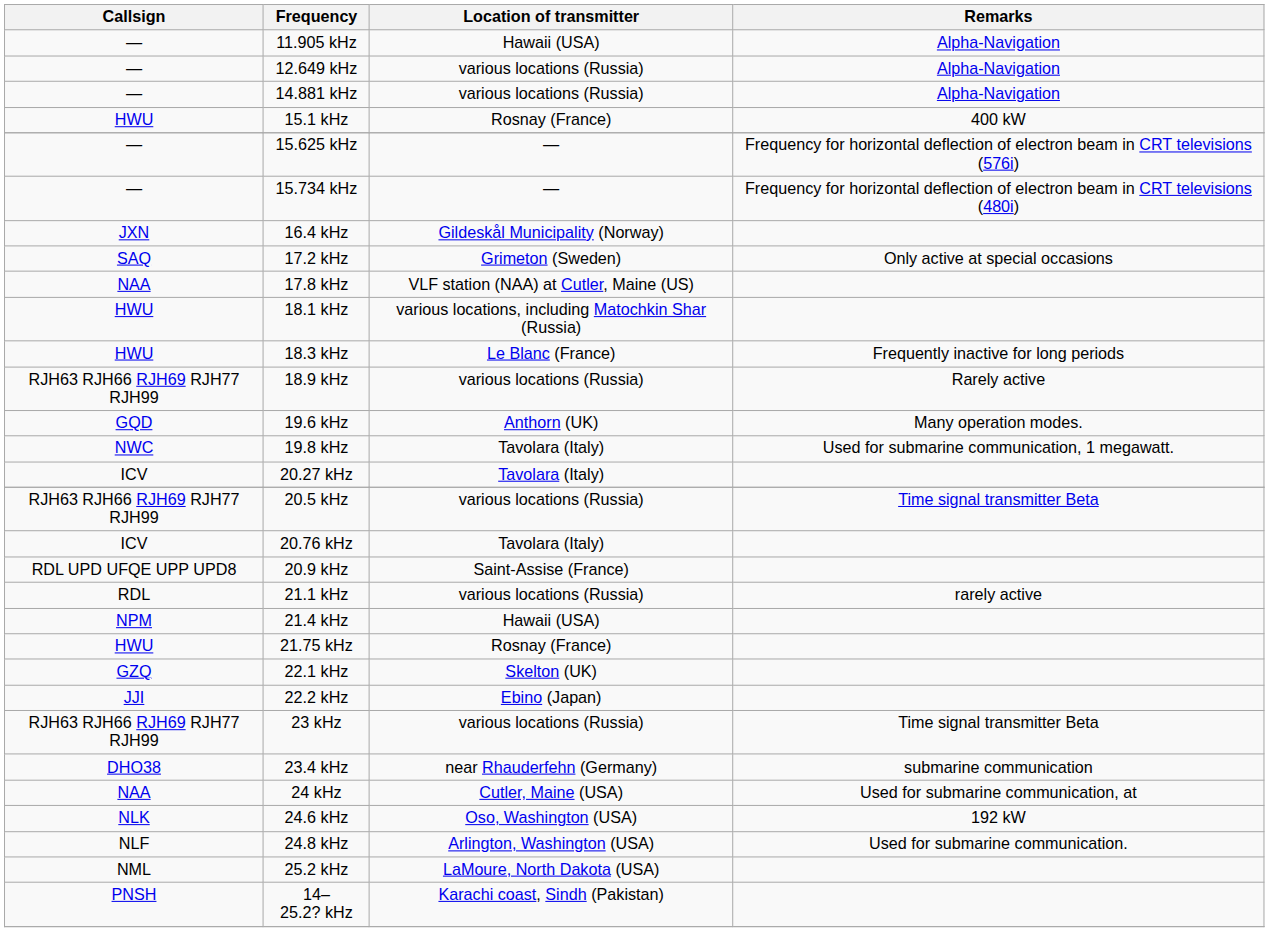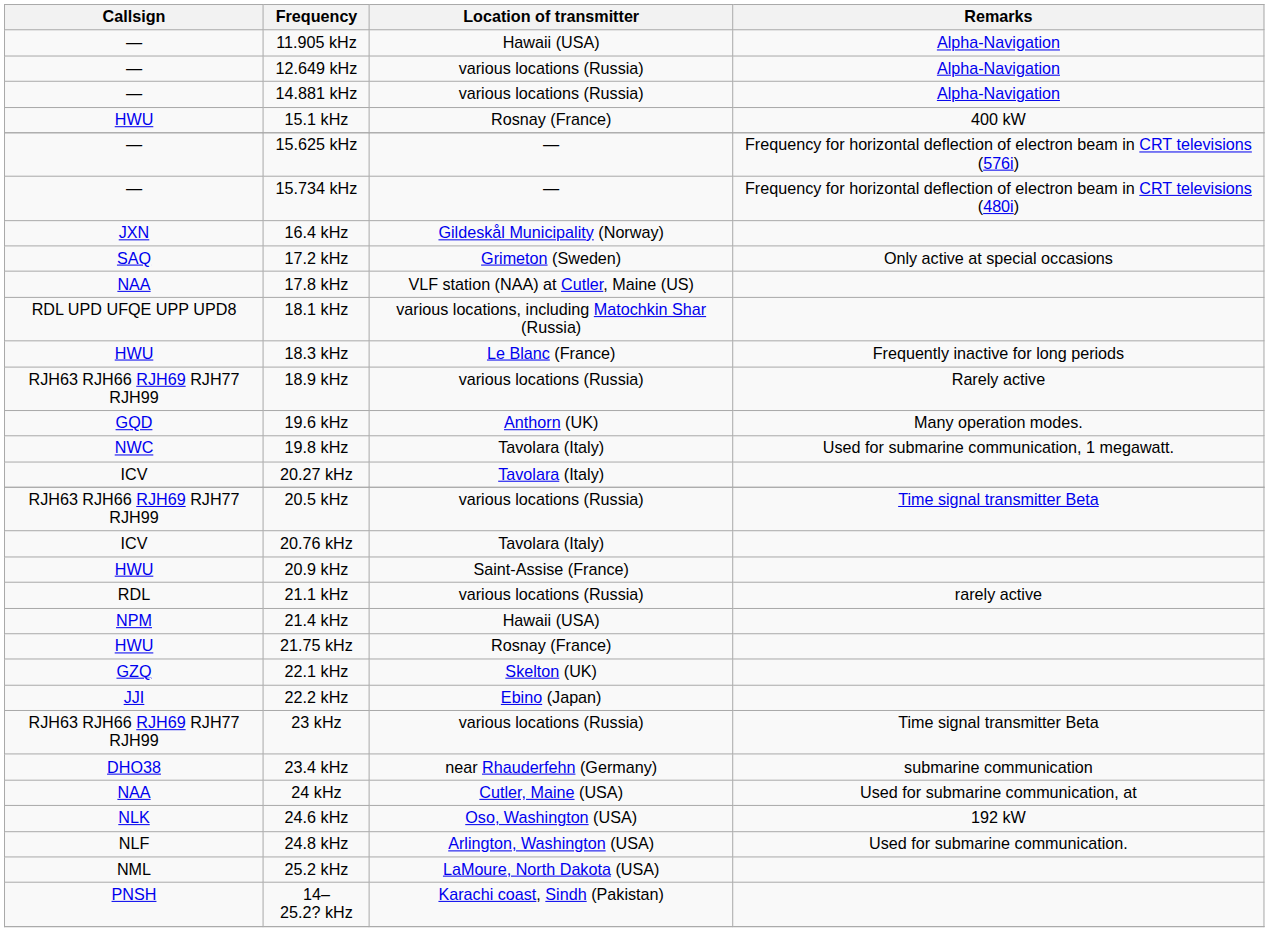(134, 309) HWU -> (134, 309) RDL UPD UFQE UPP UPD8
(134, 569) RDL UPD UFQE UPP UPD8 -> (134, 569) HWU
